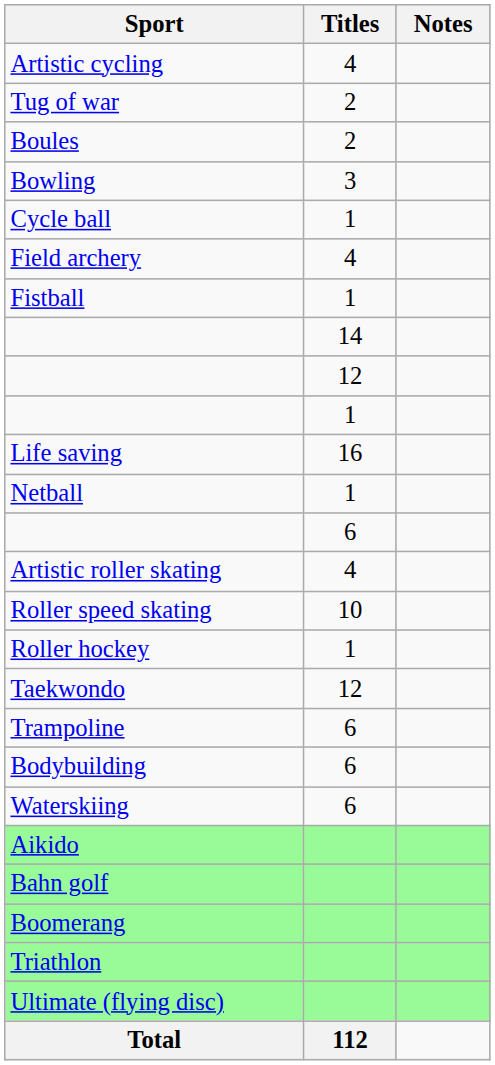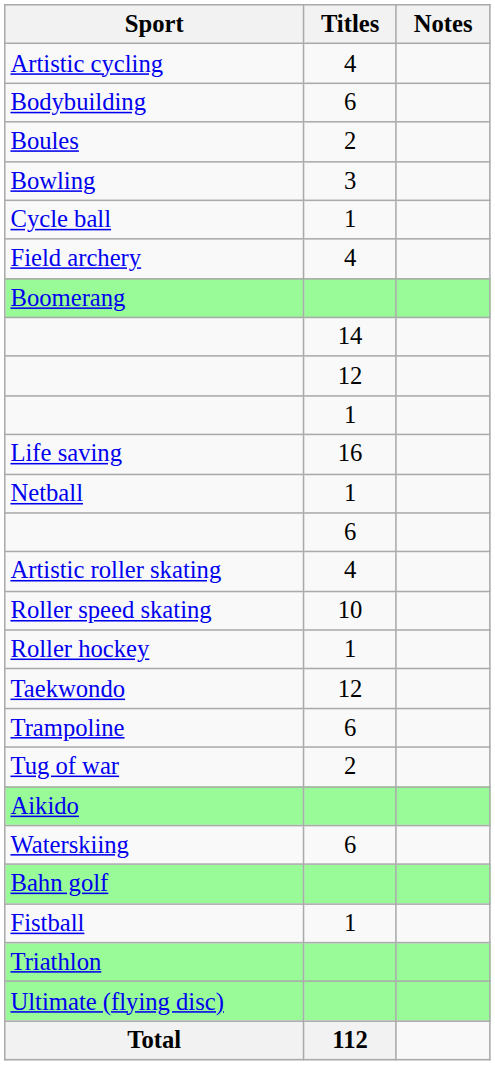rows swapped: (78, 766) <-> (65, 102)
rows swapped: (47, 297) <-> (68, 922)
rows swapped: (70, 805) <-> (45, 844)
